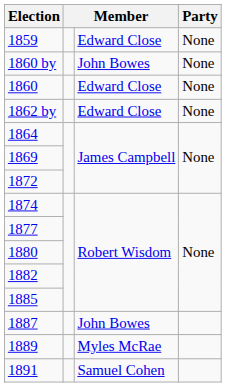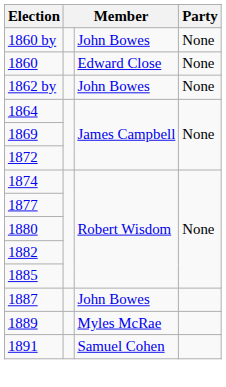- row: (23, 39)
(119, 110) Edward Close -> (114, 87) John Bowes
